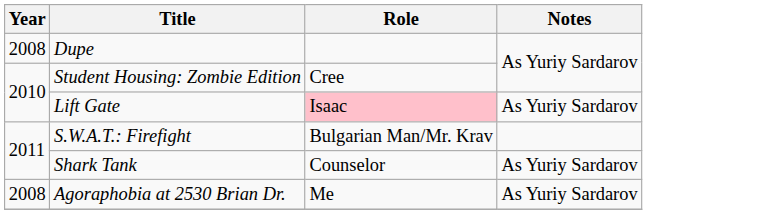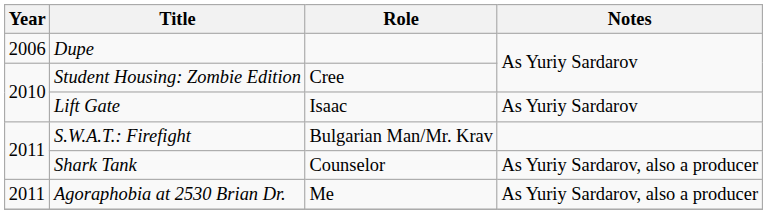(27, 48) 2008 -> (27, 48) 2006
(328, 106) pink background -> (328, 106) no background
(570, 164) As Yuriy Sardarov -> (630, 164) As Yuriy Sardarov, also a producer
(27, 194) 2008 -> (27, 194) 2011
(570, 194) As Yuriy Sardarov -> (630, 194) As Yuriy Sardarov, also a producer
